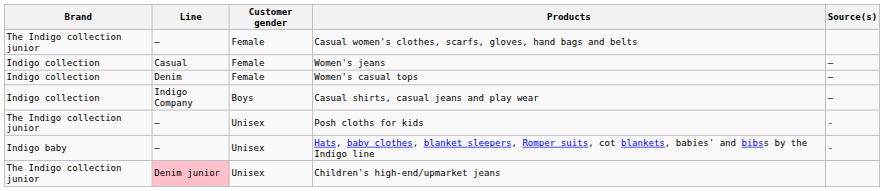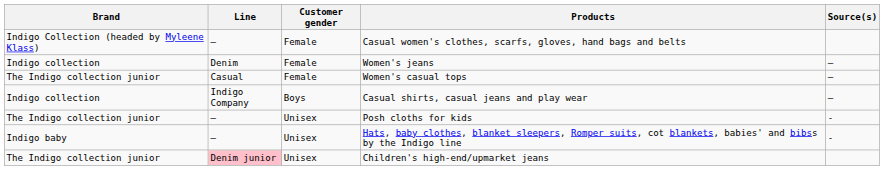(64, 42) The Indigo collection junior -> (105, 42) Indigo Collection (headed by Myleene Klass)
(171, 62) Casual -> (224, 62) Denim
(53, 77) Indigo collection -> (83, 77) The Indigo collection junior
(168, 77) Denim -> (227, 77) Casual
